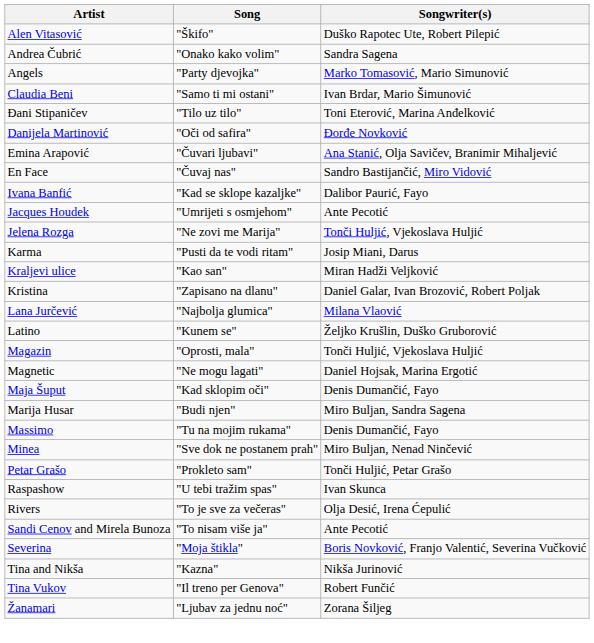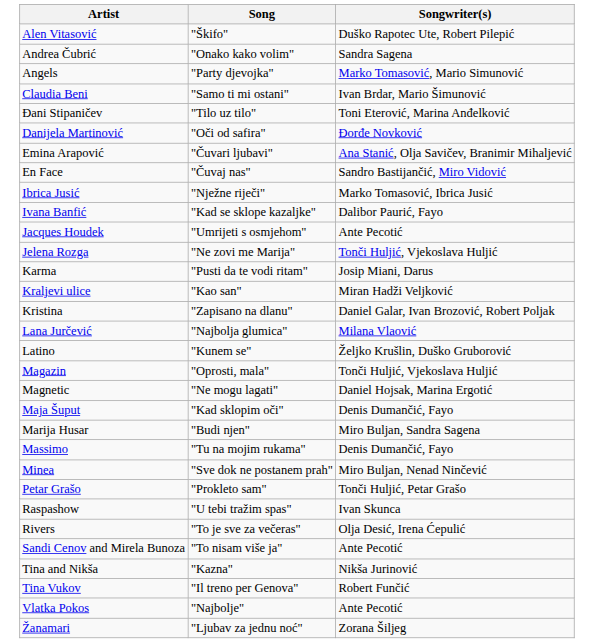+ row: (51, 192)
- row: (29, 548)
+ row: (56, 608)
